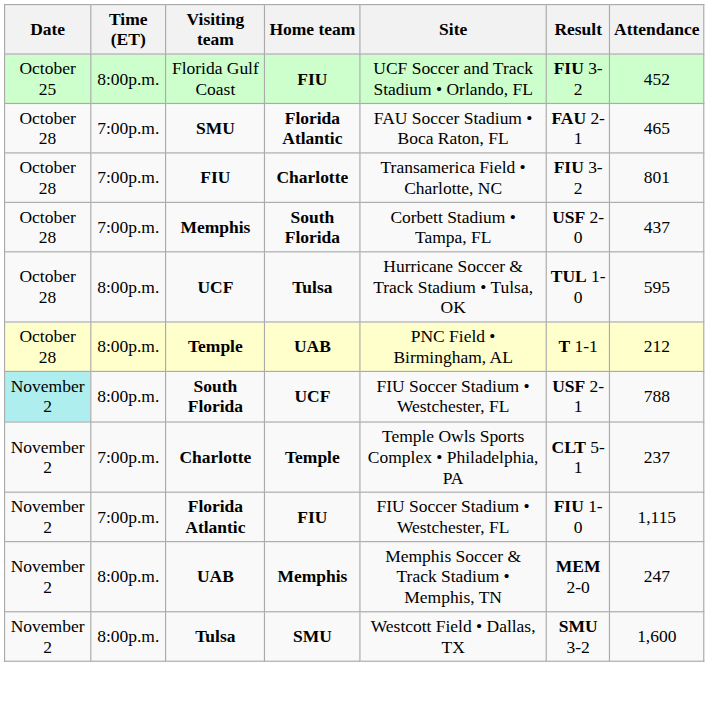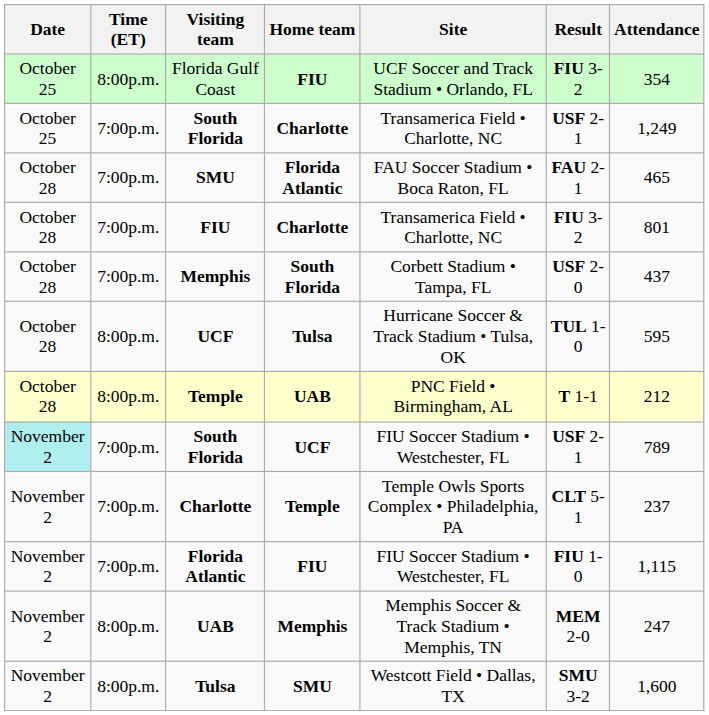(657, 78) 452 -> (657, 78) 354
+ row: (215, 128)
(128, 396) 8:00p.m. -> (128, 446) 7:00p.m.
(657, 396) 788 -> (657, 446) 789
